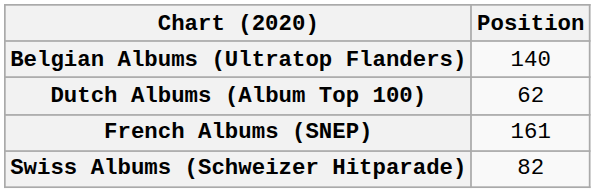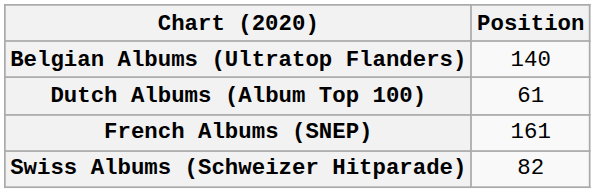(531, 96) 62 -> (531, 96) 61
